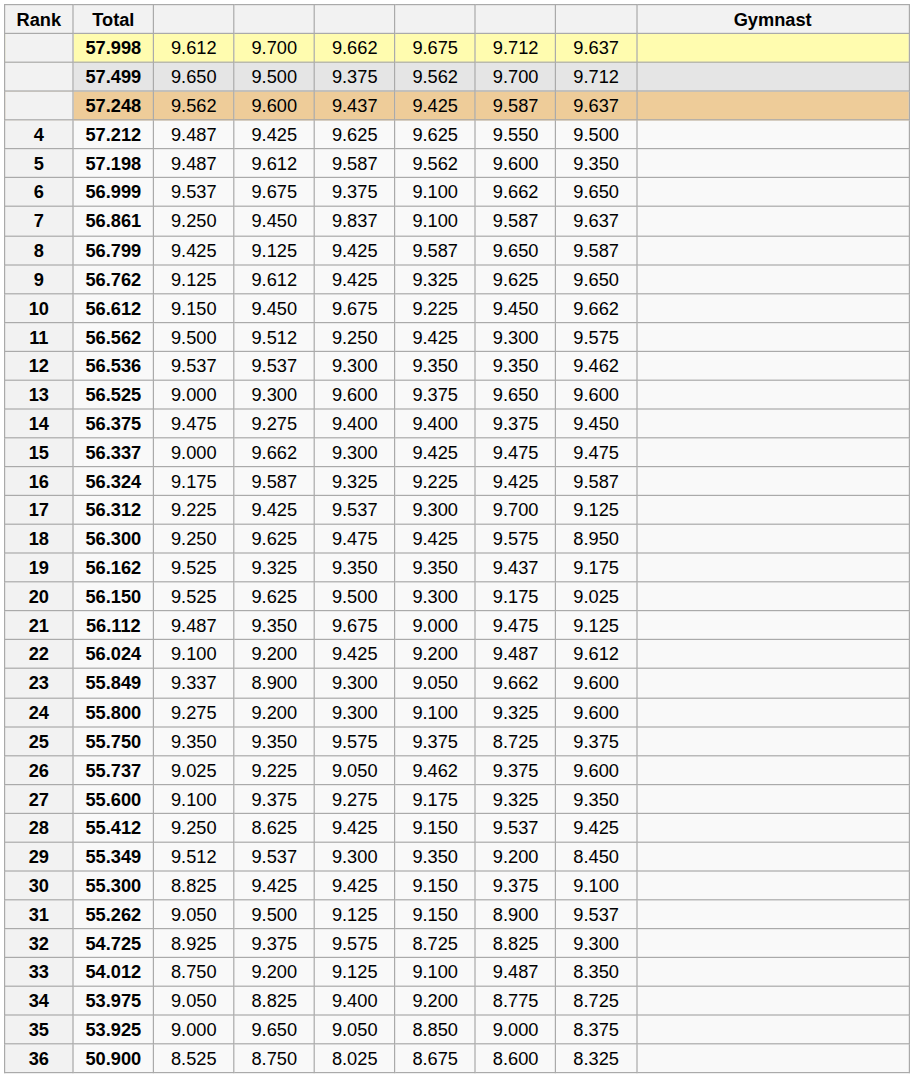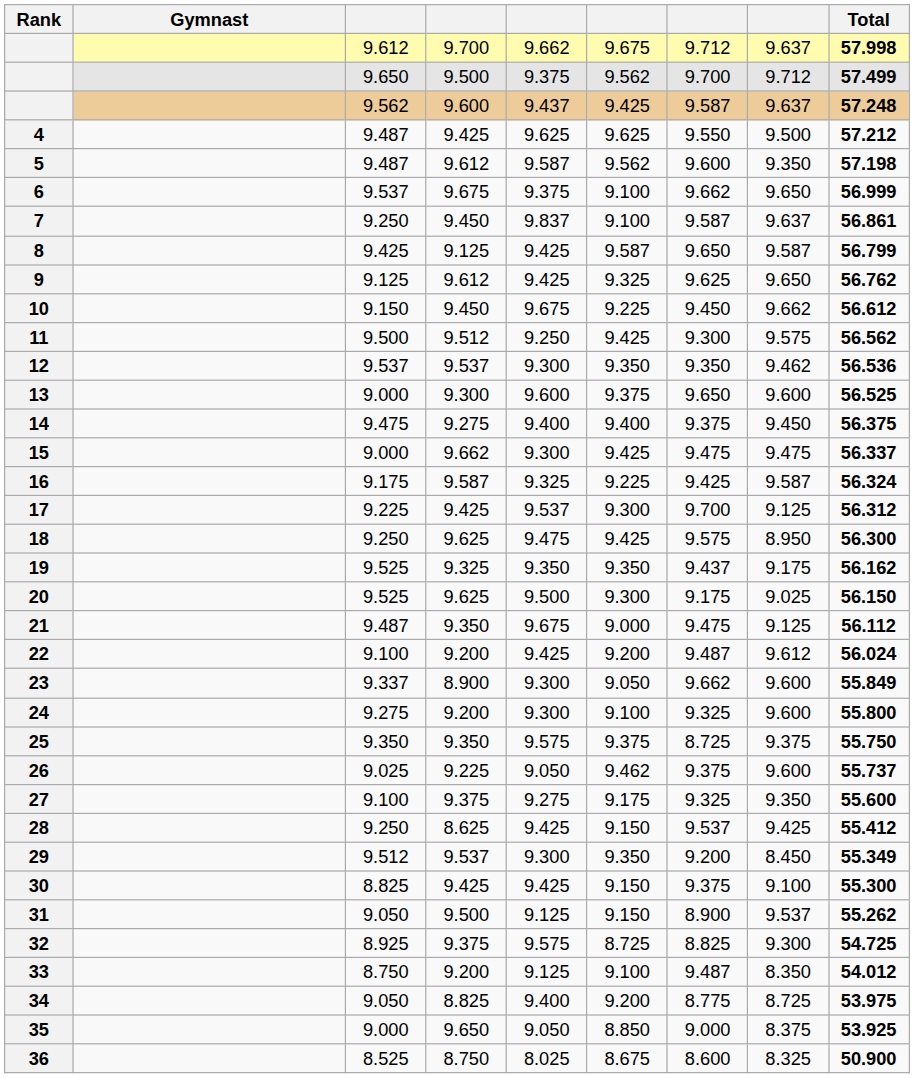columns swapped: (773, 19) <-> (113, 19)
